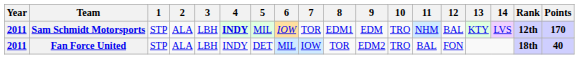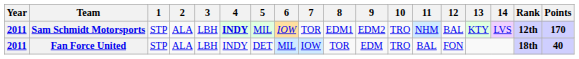(372, 29) EDM -> (372, 29) EDM2
(372, 46) EDM2 -> (372, 46) EDM
